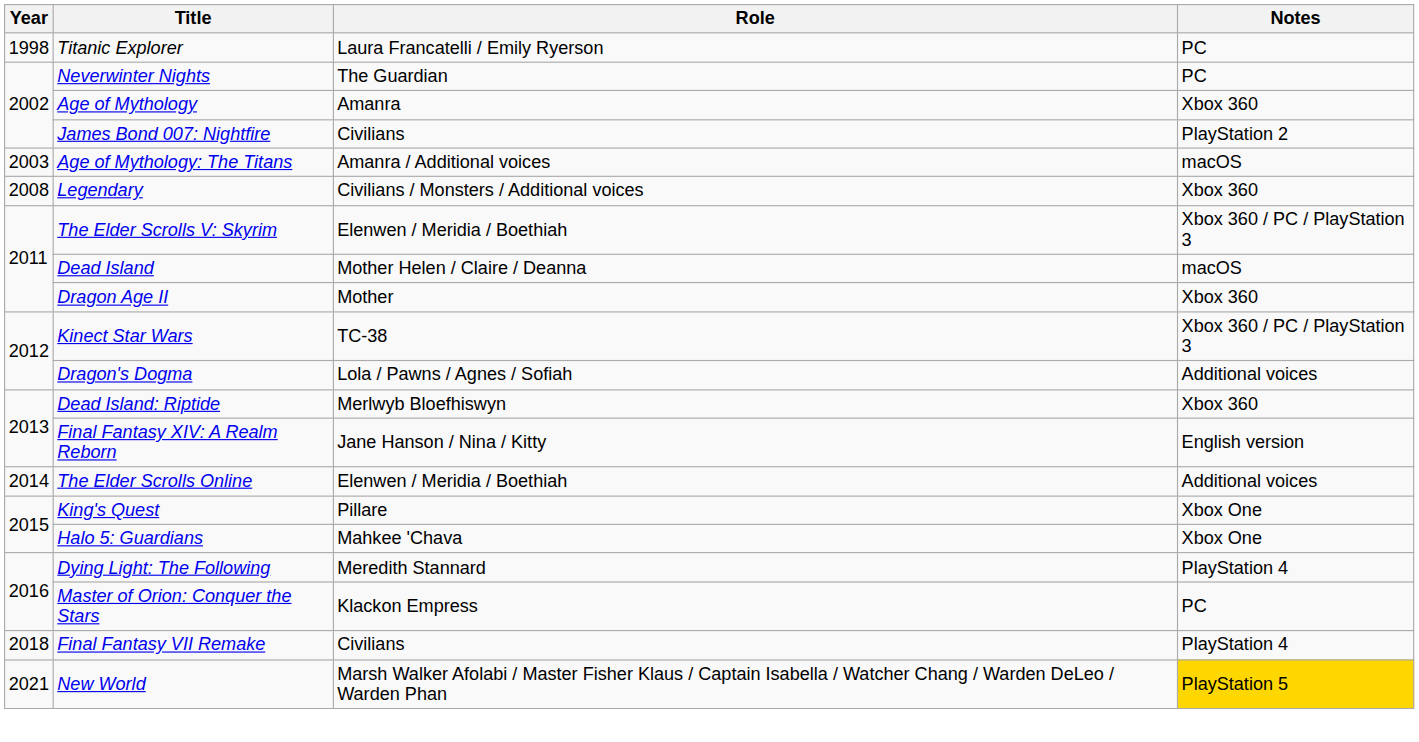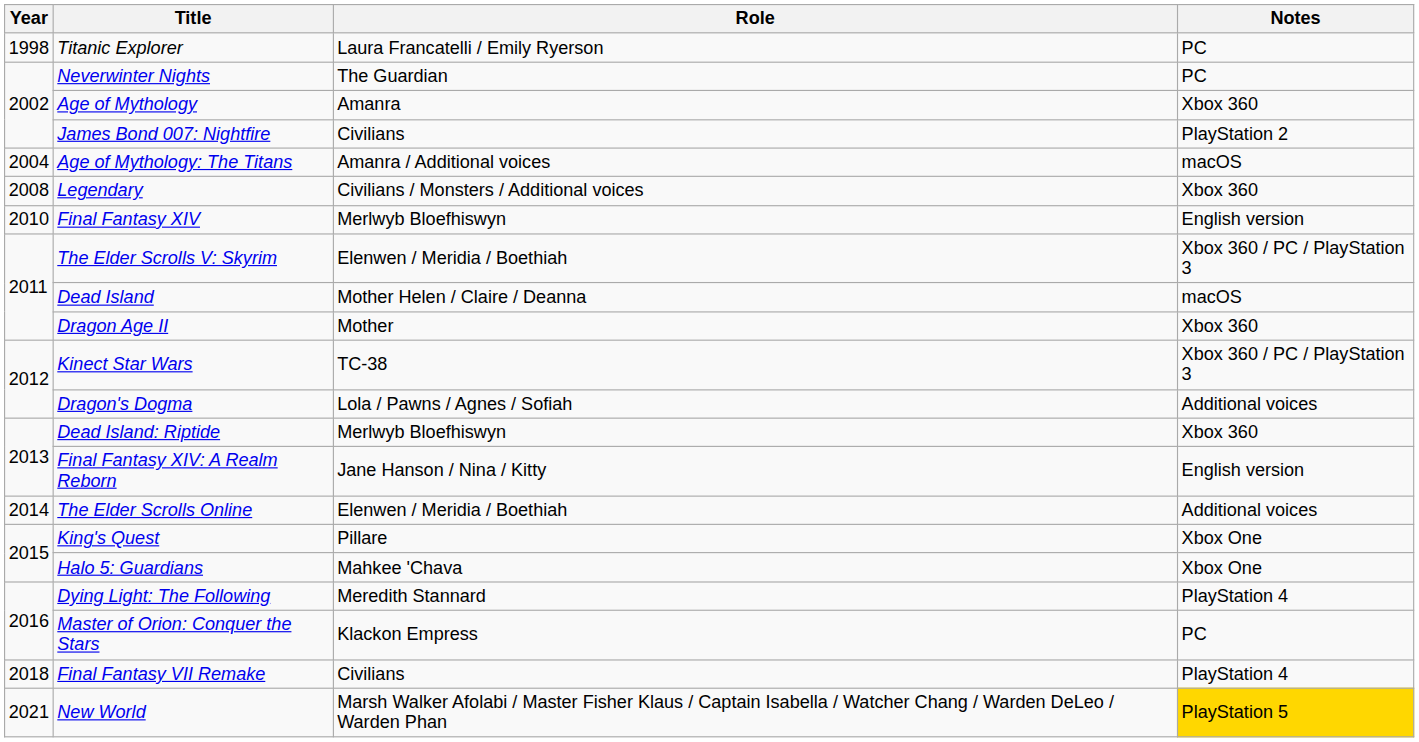(29, 162) 2003 -> (29, 162) 2004
+ row: (129, 219)
